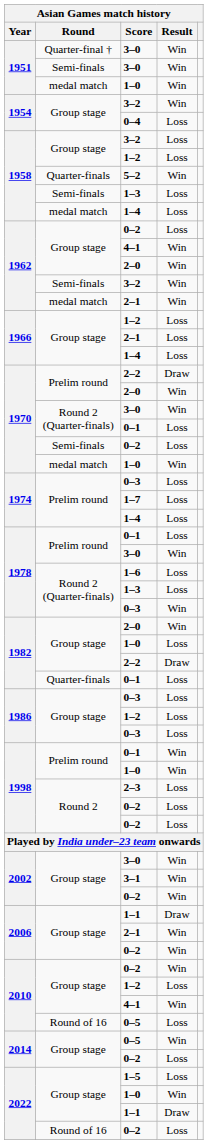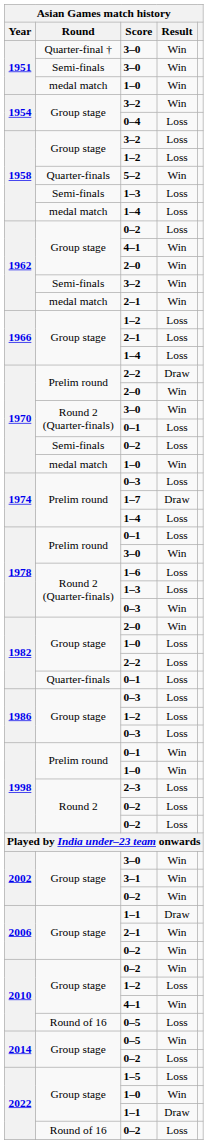(177, 499) Loss -> (177, 499) Draw
(177, 662) Draw -> (177, 662) Loss
